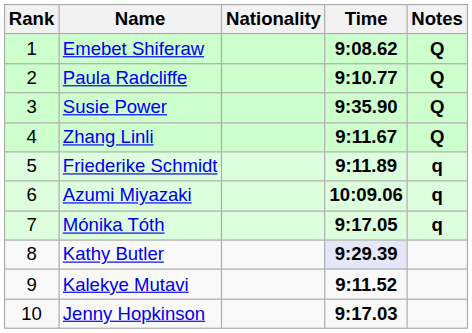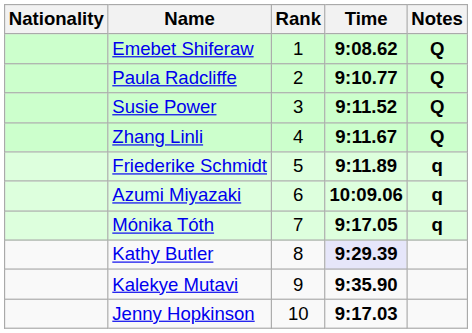columns swapped: (32, 19) <-> (274, 19)
(366, 107) 9:35.90 -> (366, 107) 9:11.52
(366, 284) 9:11.52 -> (366, 284) 9:35.90
